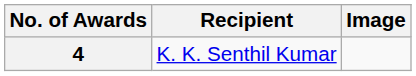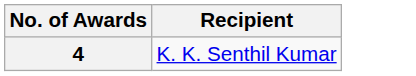- column: (376, 20)
